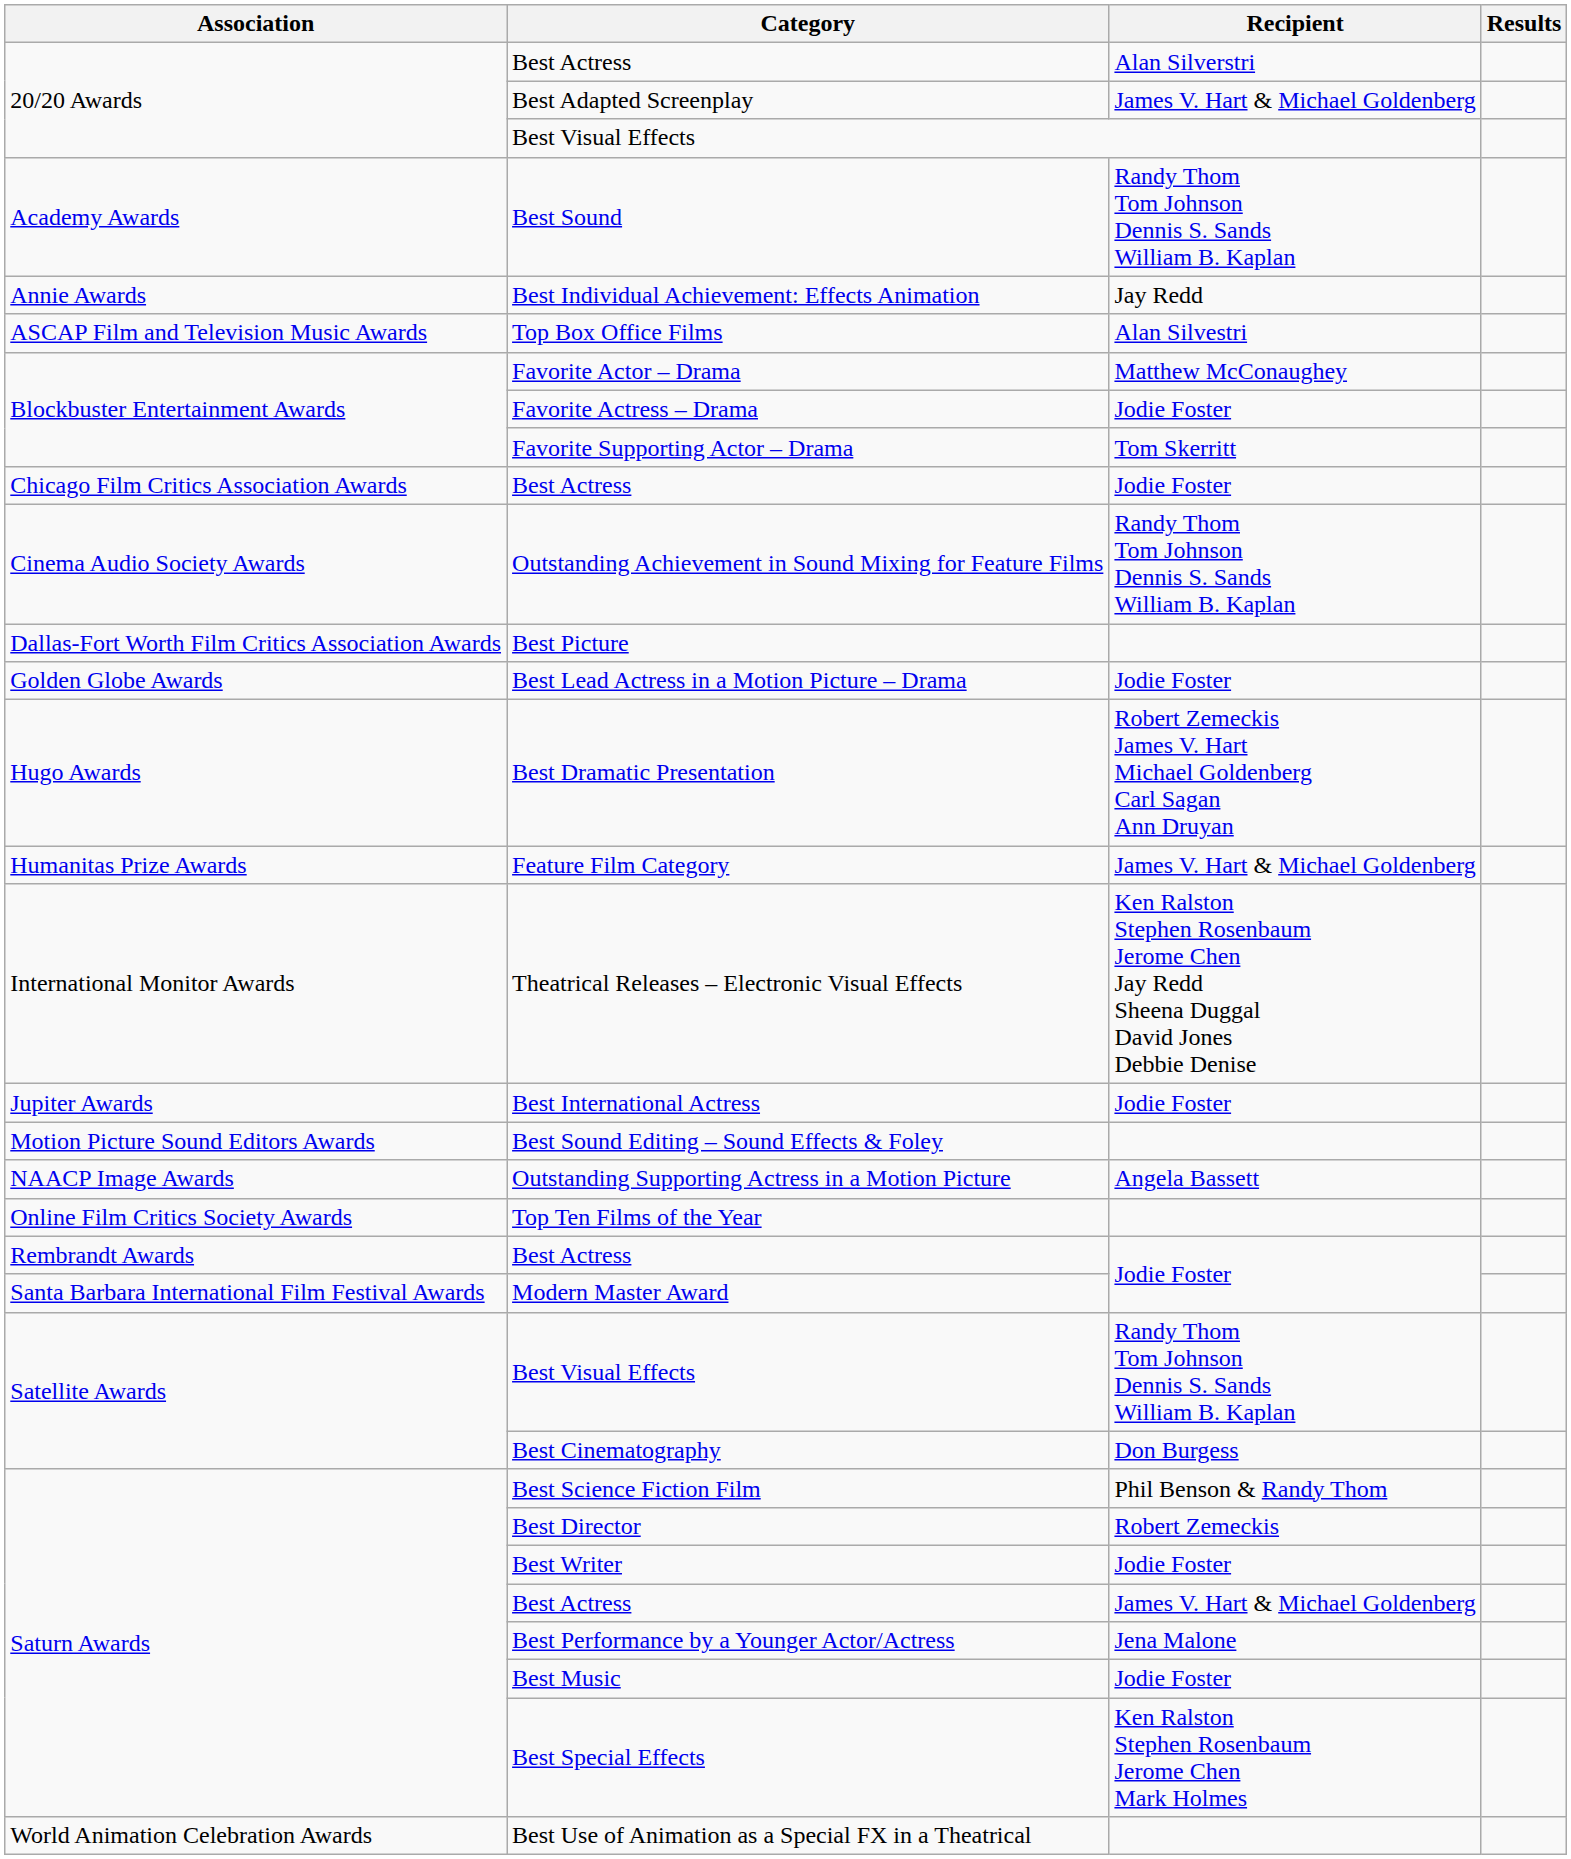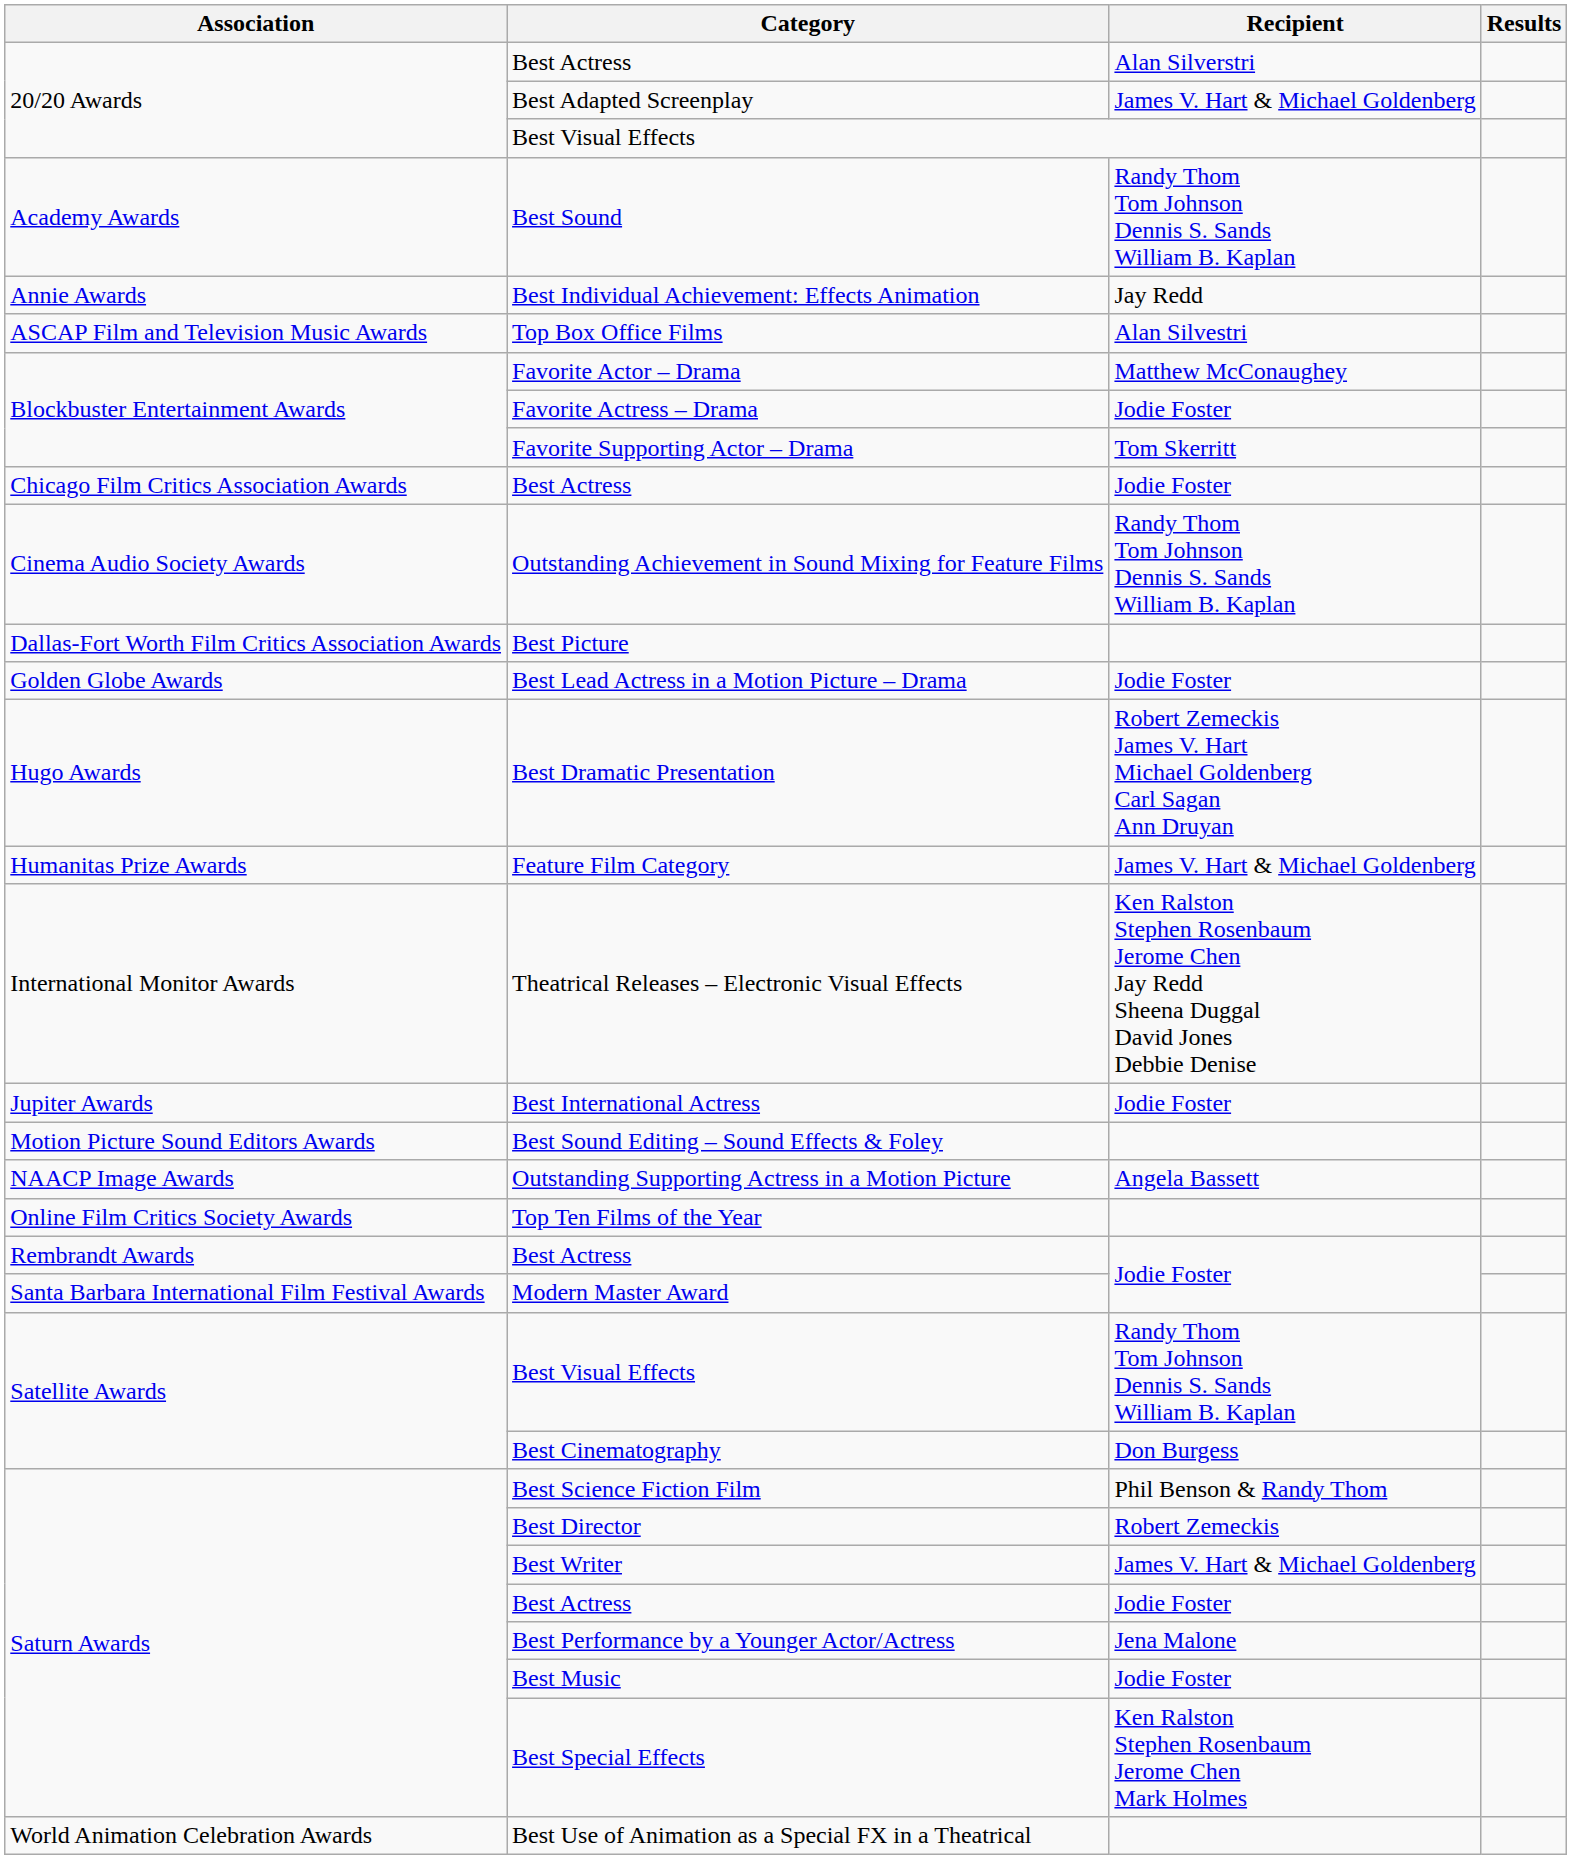(1173, 1564) Jodie Foster -> (1295, 1564) James V. Hart & Michael Goldenberg
(1295, 1602) James V. Hart & Michael Goldenberg -> (1173, 1602) Jodie Foster
